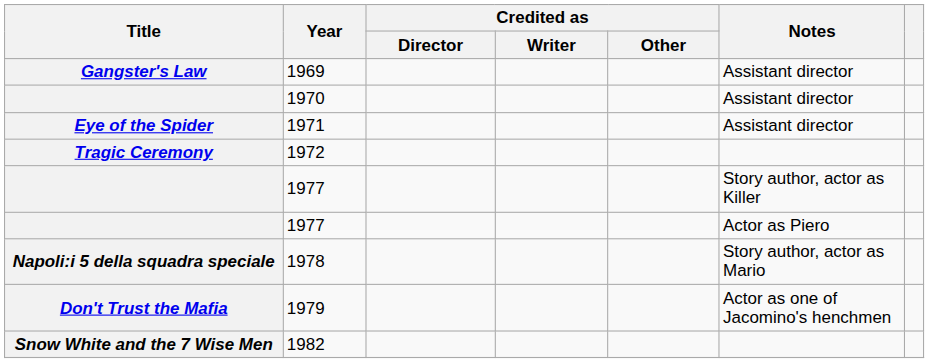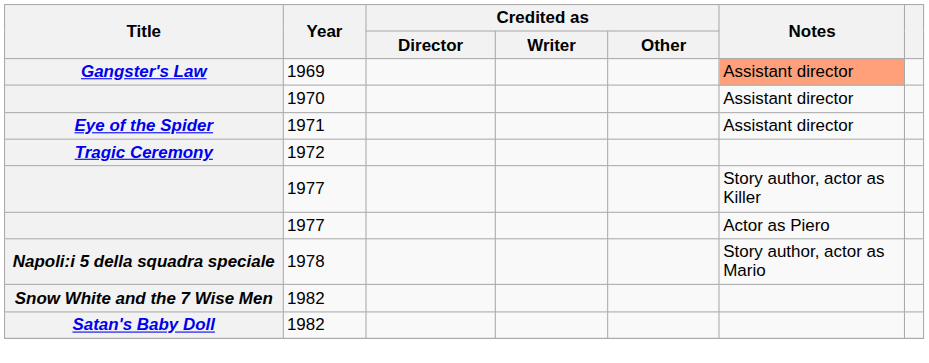(788, 71) no background -> (788, 71) lightsalmon background
- row: (144, 307)
+ row: (144, 325)
